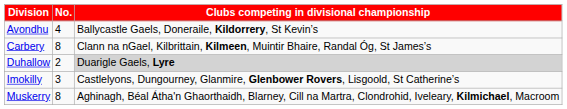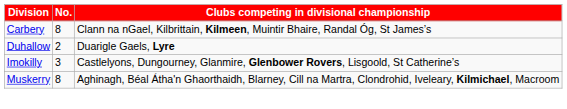- row: (28, 29)
(126, 63) lightgrey background -> (126, 46) no background
